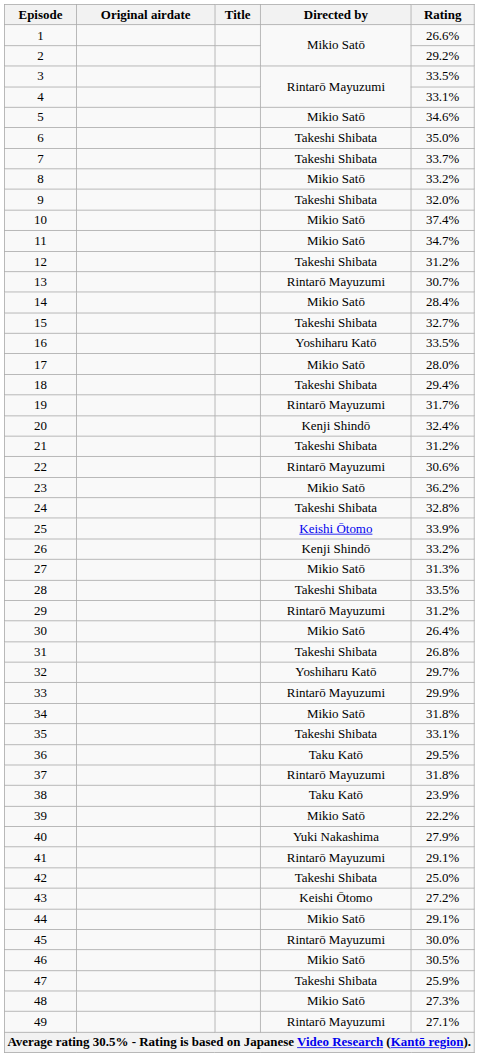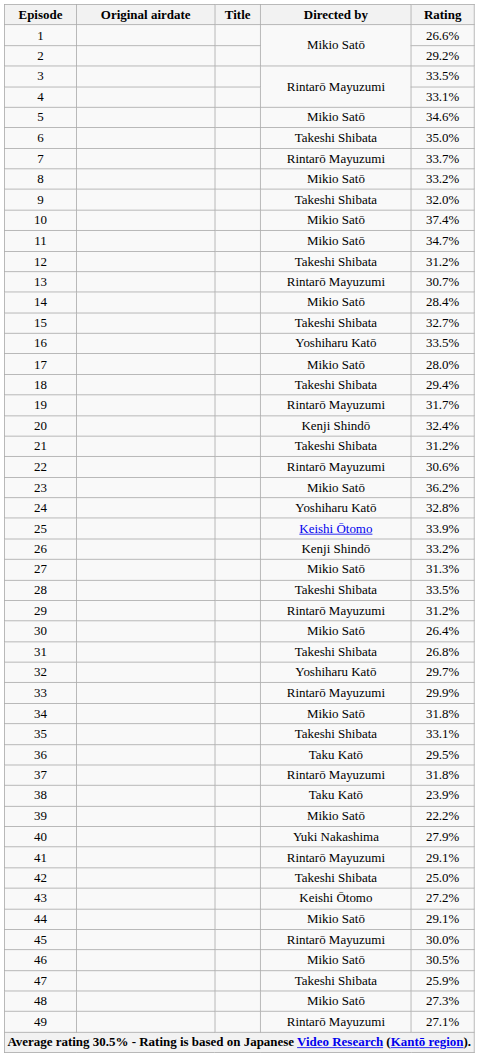(336, 158) Takeshi Shibata -> (336, 158) Rintarō Mayuzumi
(336, 508) Takeshi Shibata -> (336, 508) Yoshiharu Katō
